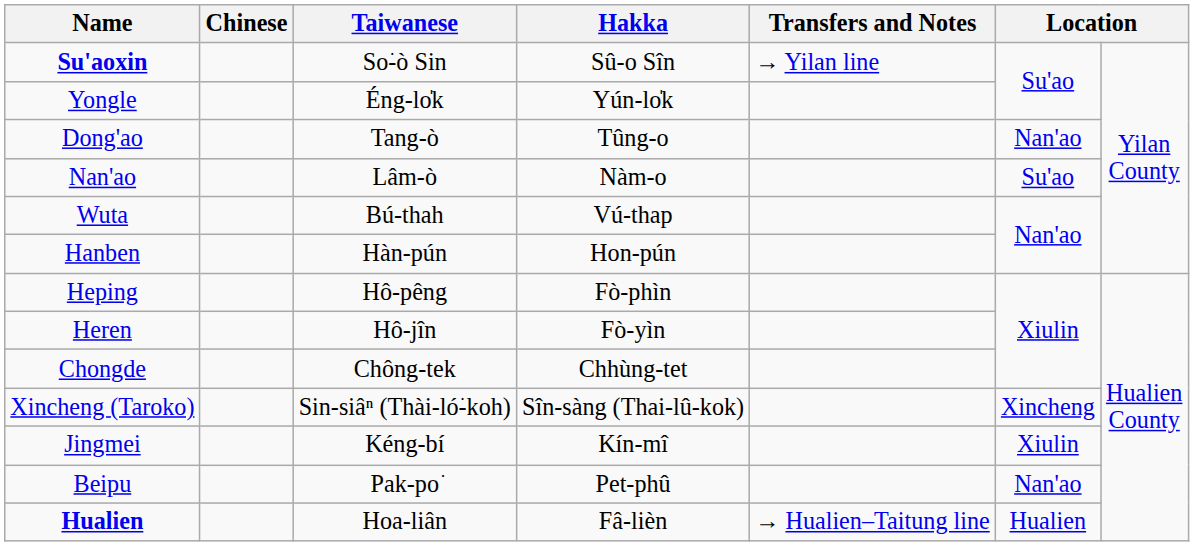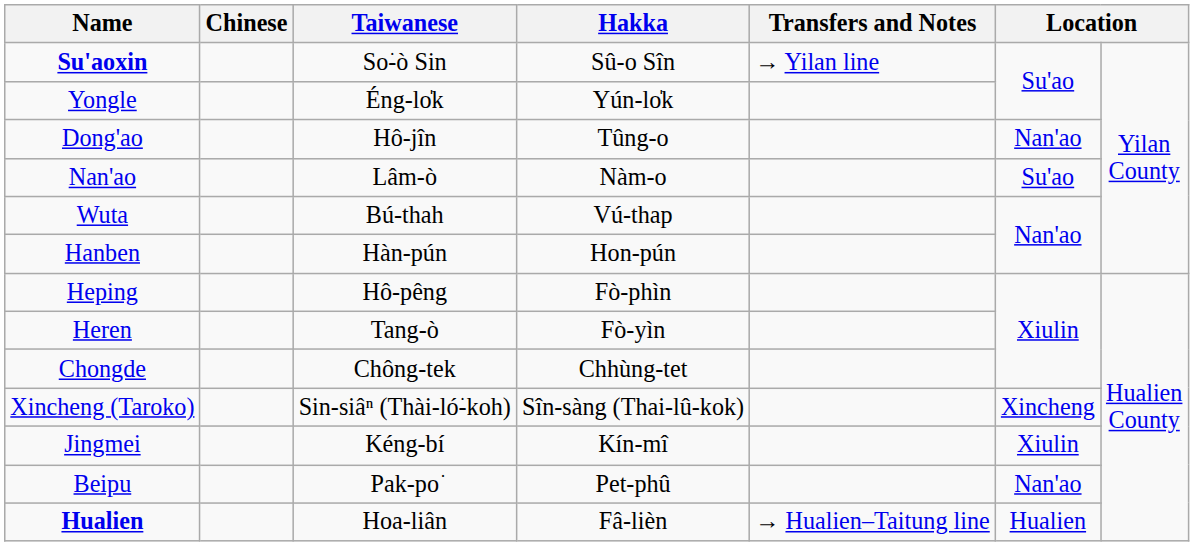(405, 138) Tang-ò -> (405, 138) Hô-jîn
(405, 330) Hô-jîn -> (405, 330) Tang-ò
